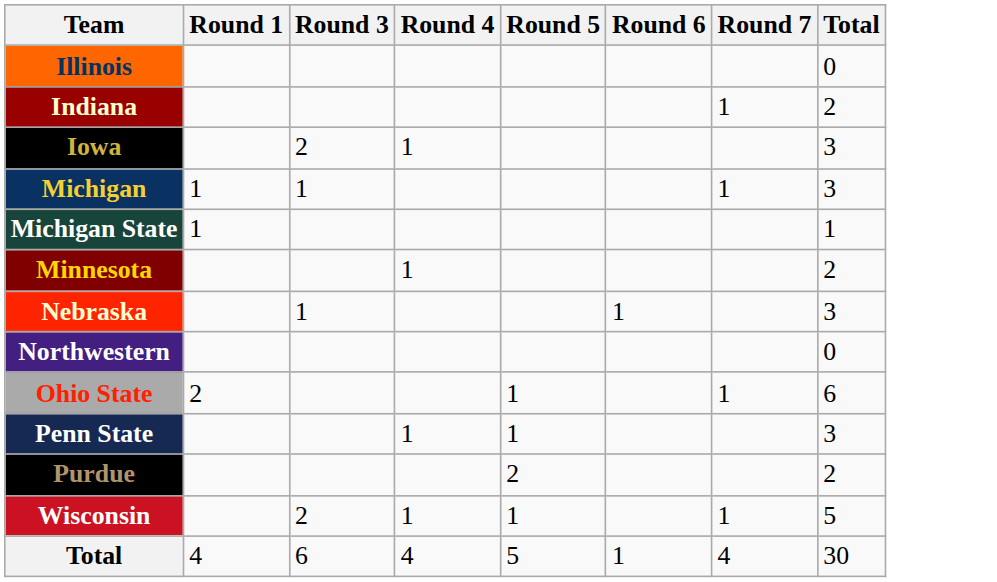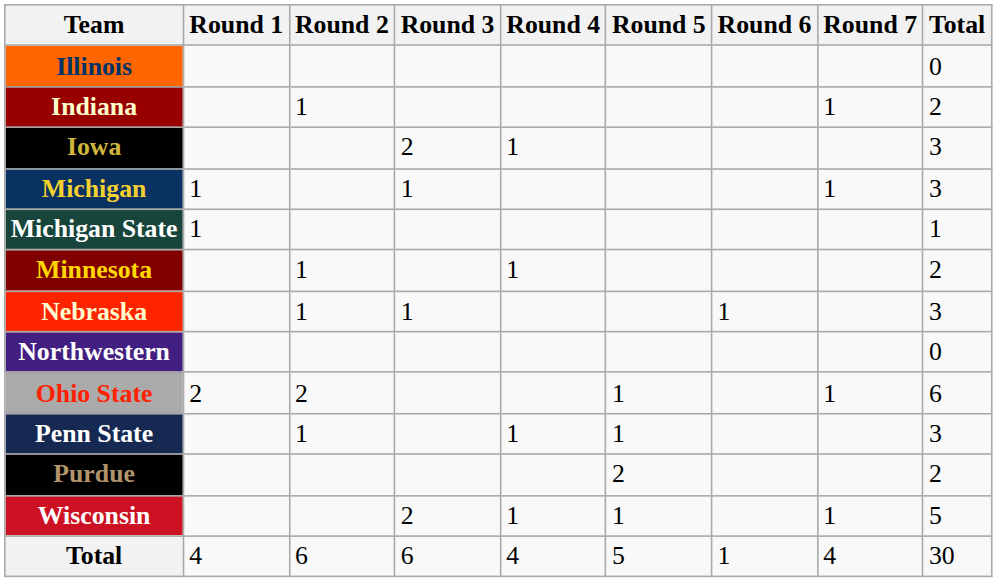+ column: (342, 24)
